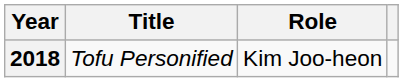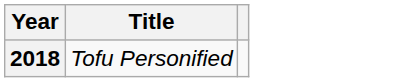- column: (313, 22)
